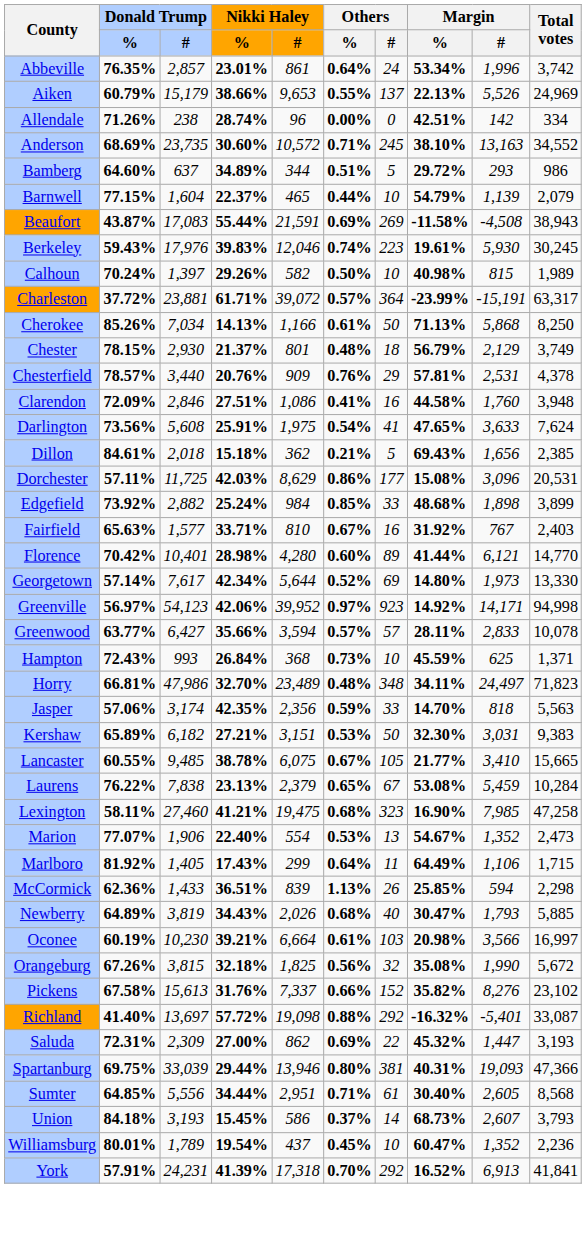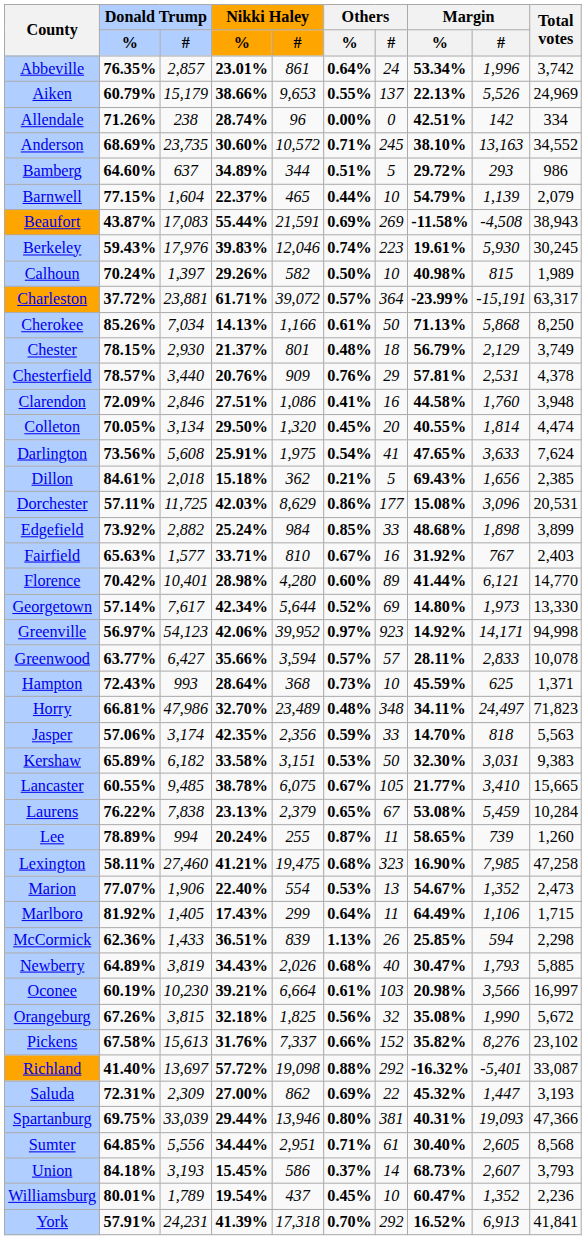+ row: (52, 427)
(242, 658) 26.84% -> (242, 683) 28.64%
(242, 734) 27.21% -> (242, 760) 33.58%
+ row: (52, 837)
